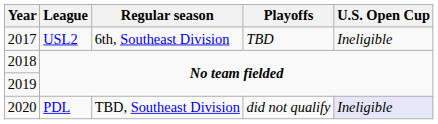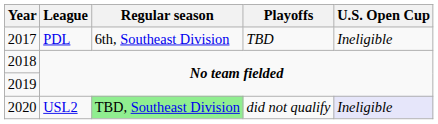(60, 38) USL2 -> (57, 38) PDL
(57, 107) PDL -> (60, 107) USL2
(167, 107) no background -> (167, 107) lightgreen background
